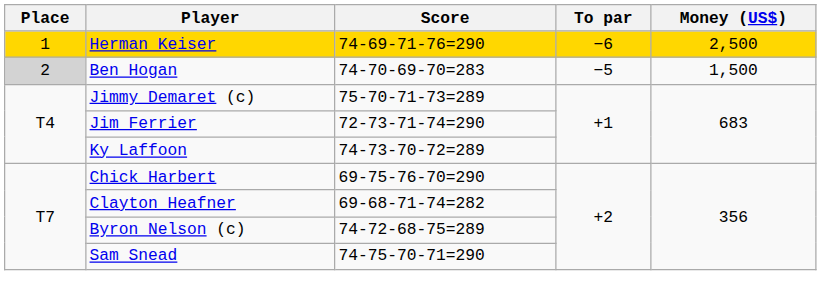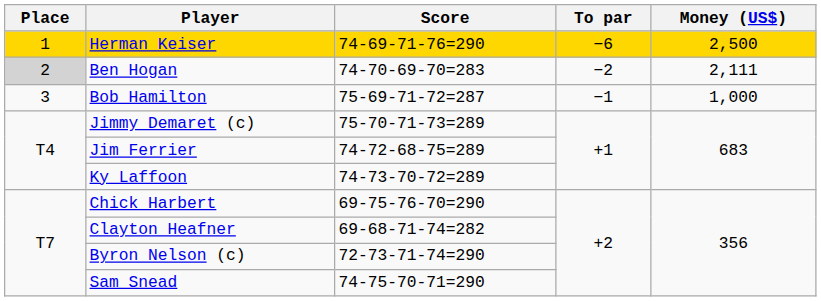(603, 71) −5 -> (603, 71) −2
(733, 71) 1,500 -> (733, 71) 2,111
+ row: (148, 97)
(412, 124) 72-73-71-74=290 -> (412, 150) 74-72-68-75=289
(412, 230) 74-72-68-75=289 -> (412, 256) 72-73-71-74=290
